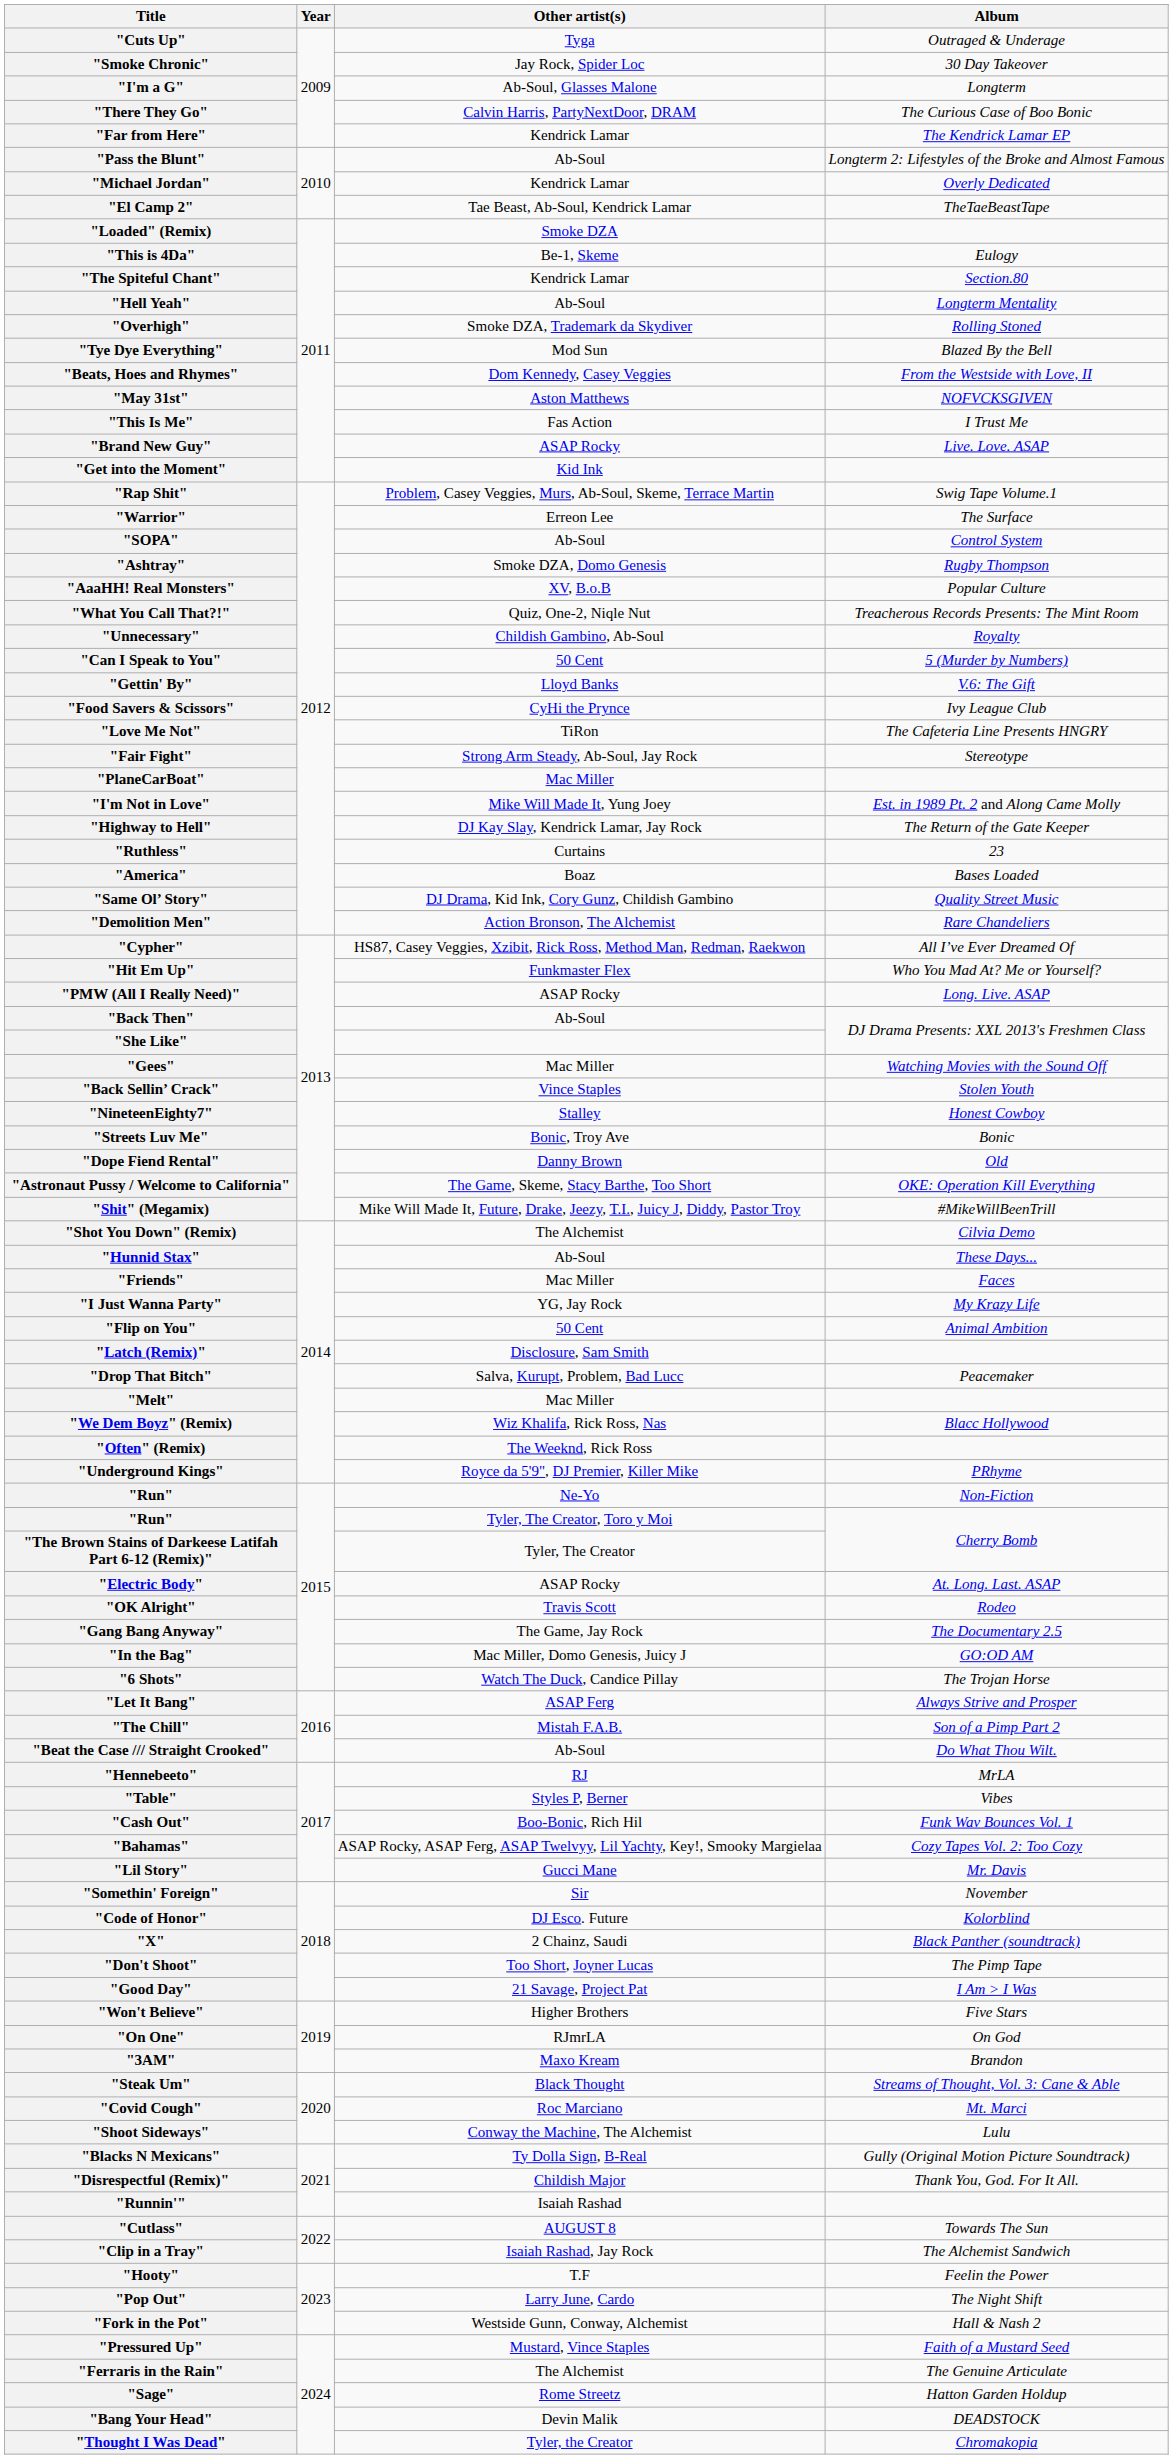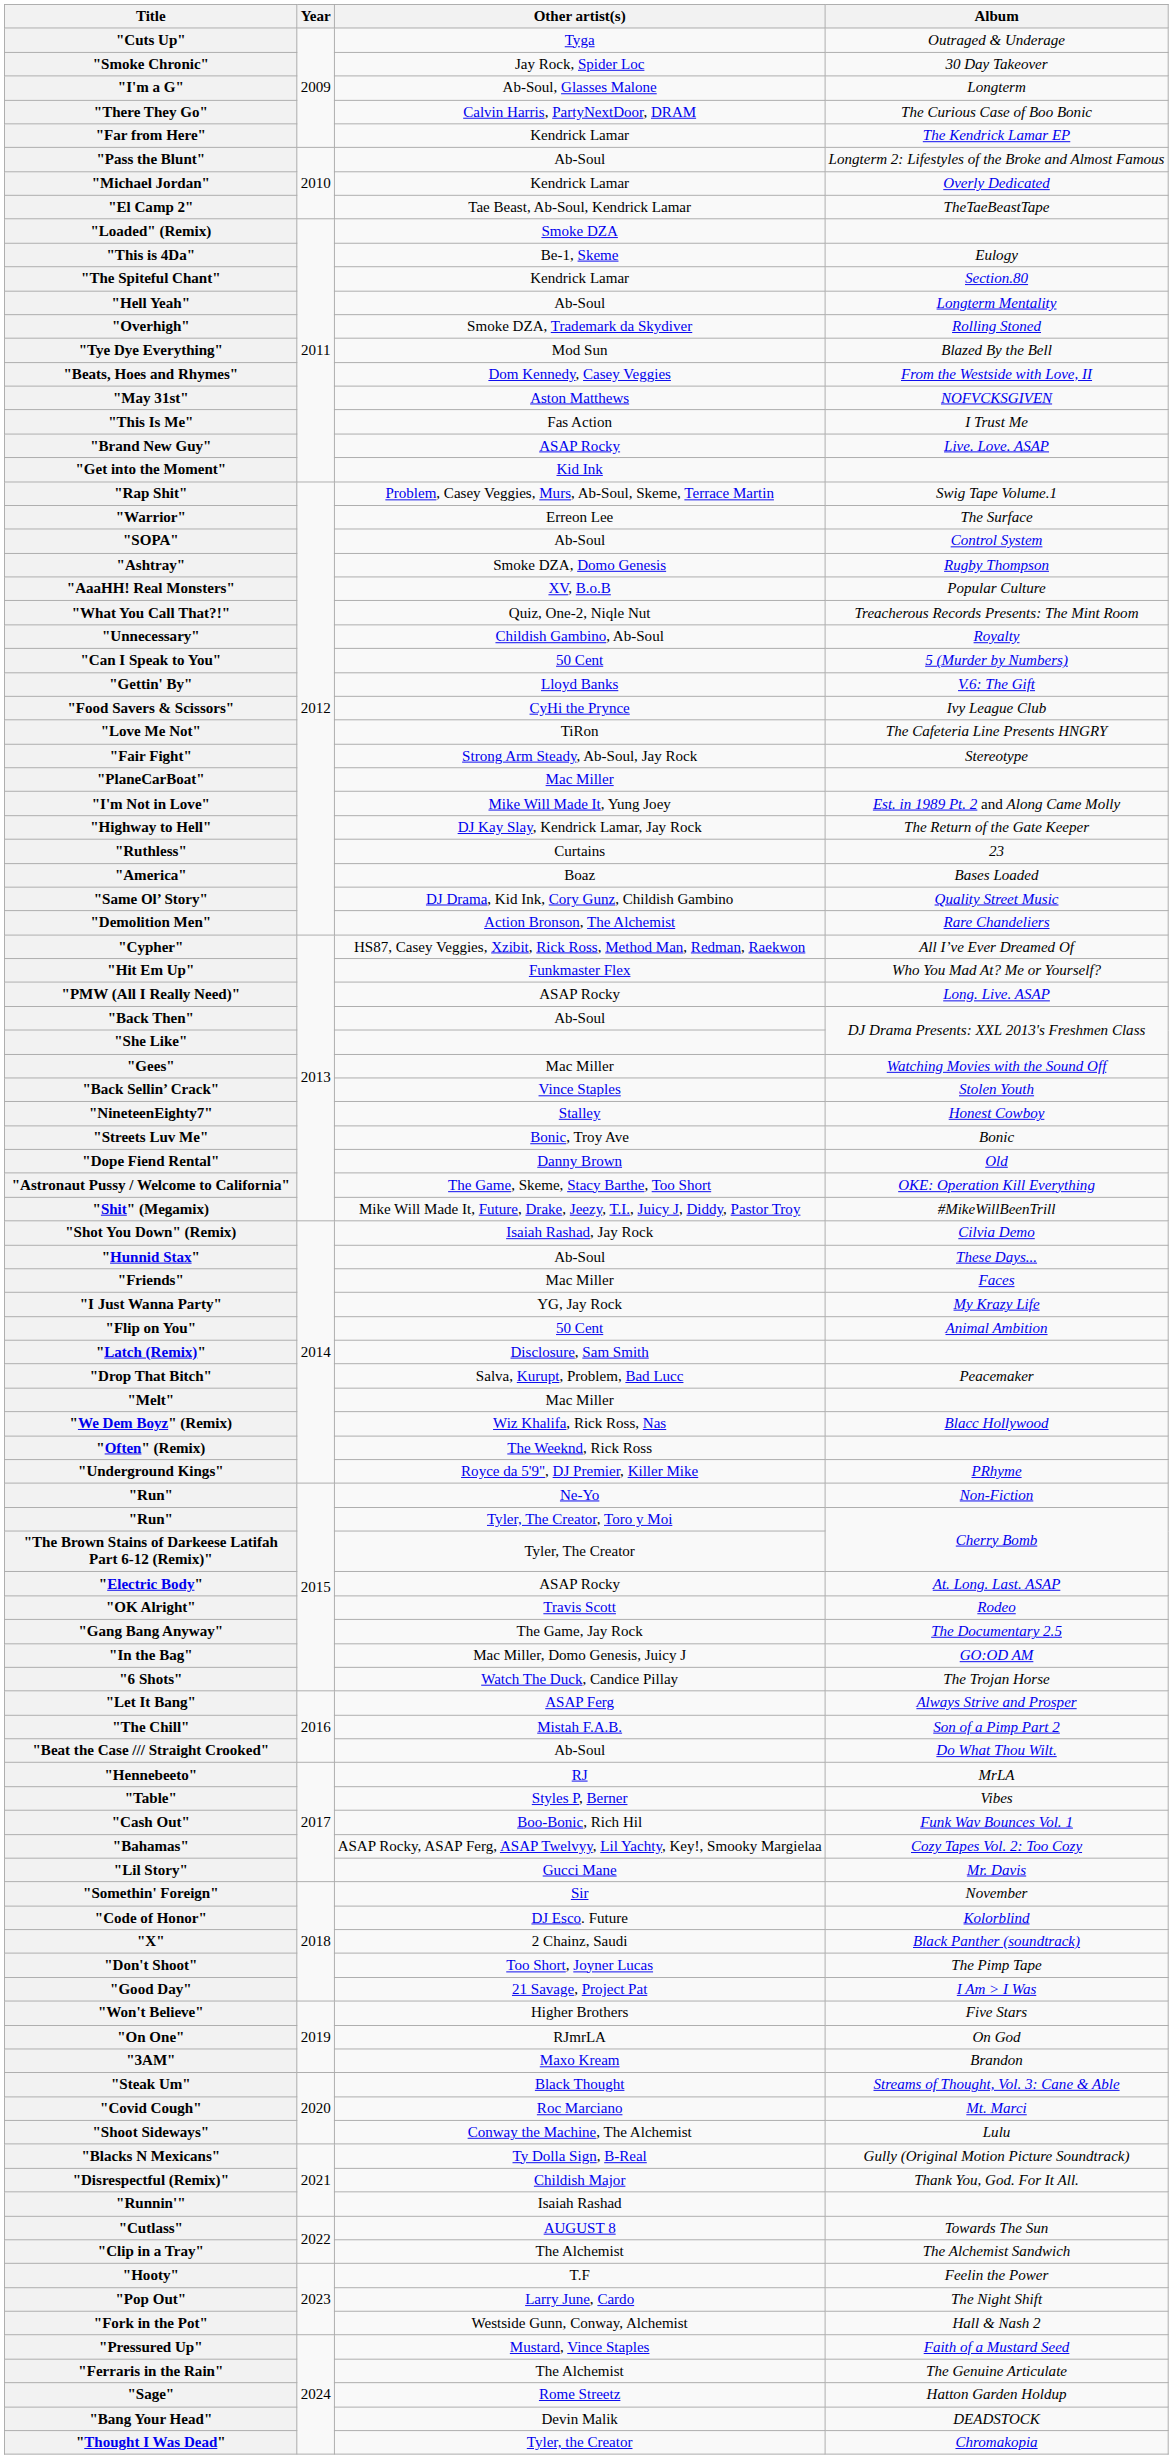(580, 1232) The Alchemist -> (580, 1232) Isaiah Rashad, Jay Rock
(580, 2251) Isaiah Rashad, Jay Rock -> (580, 2251) The Alchemist
